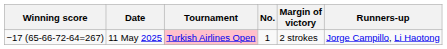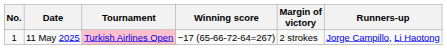columns swapped: (268, 17) <-> (55, 17)
